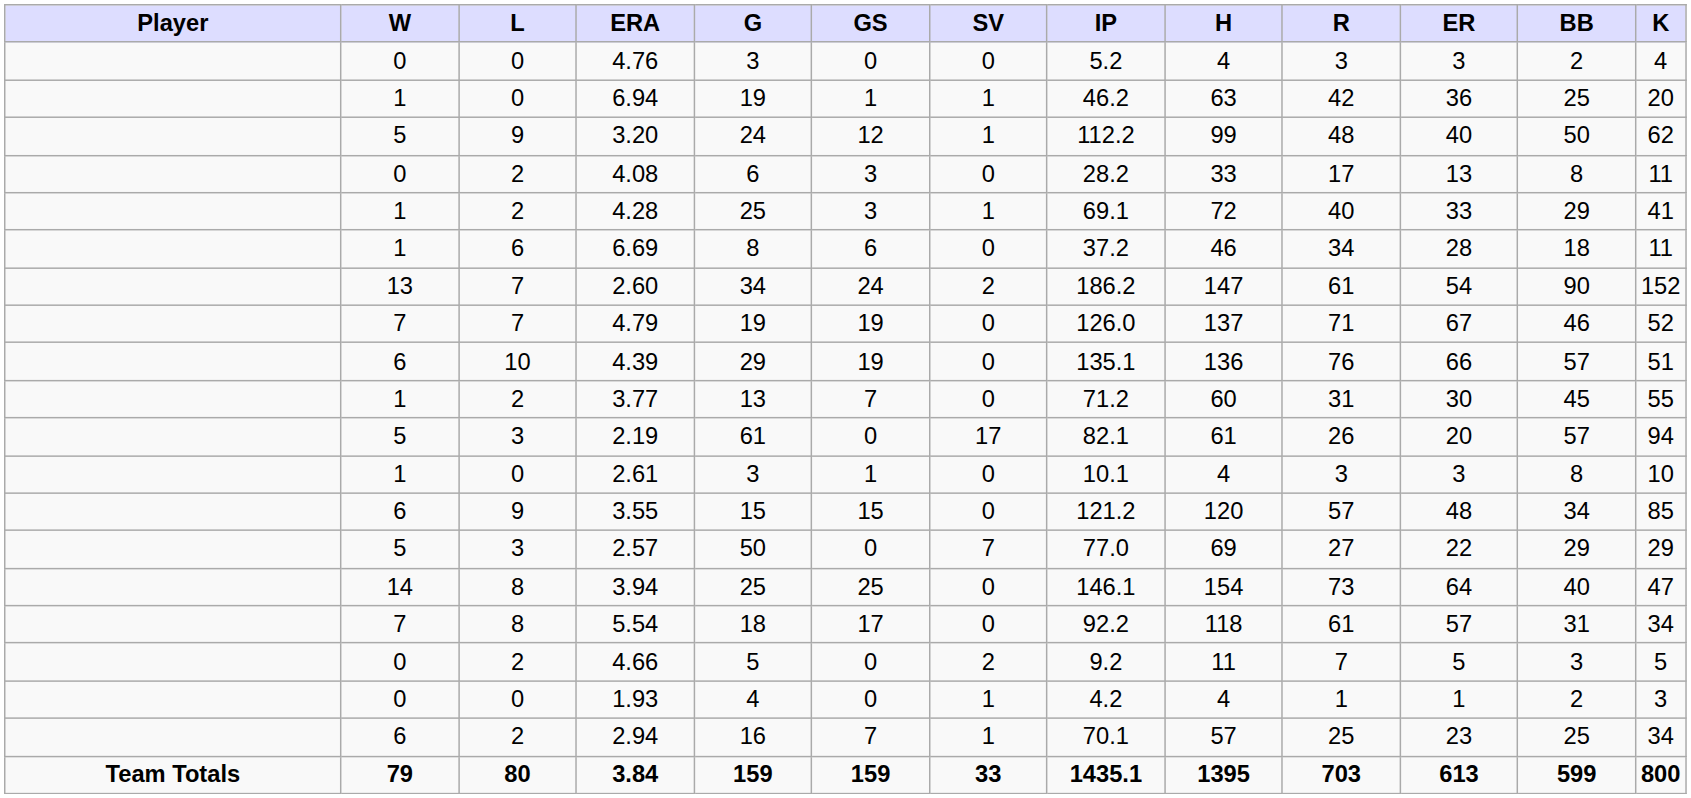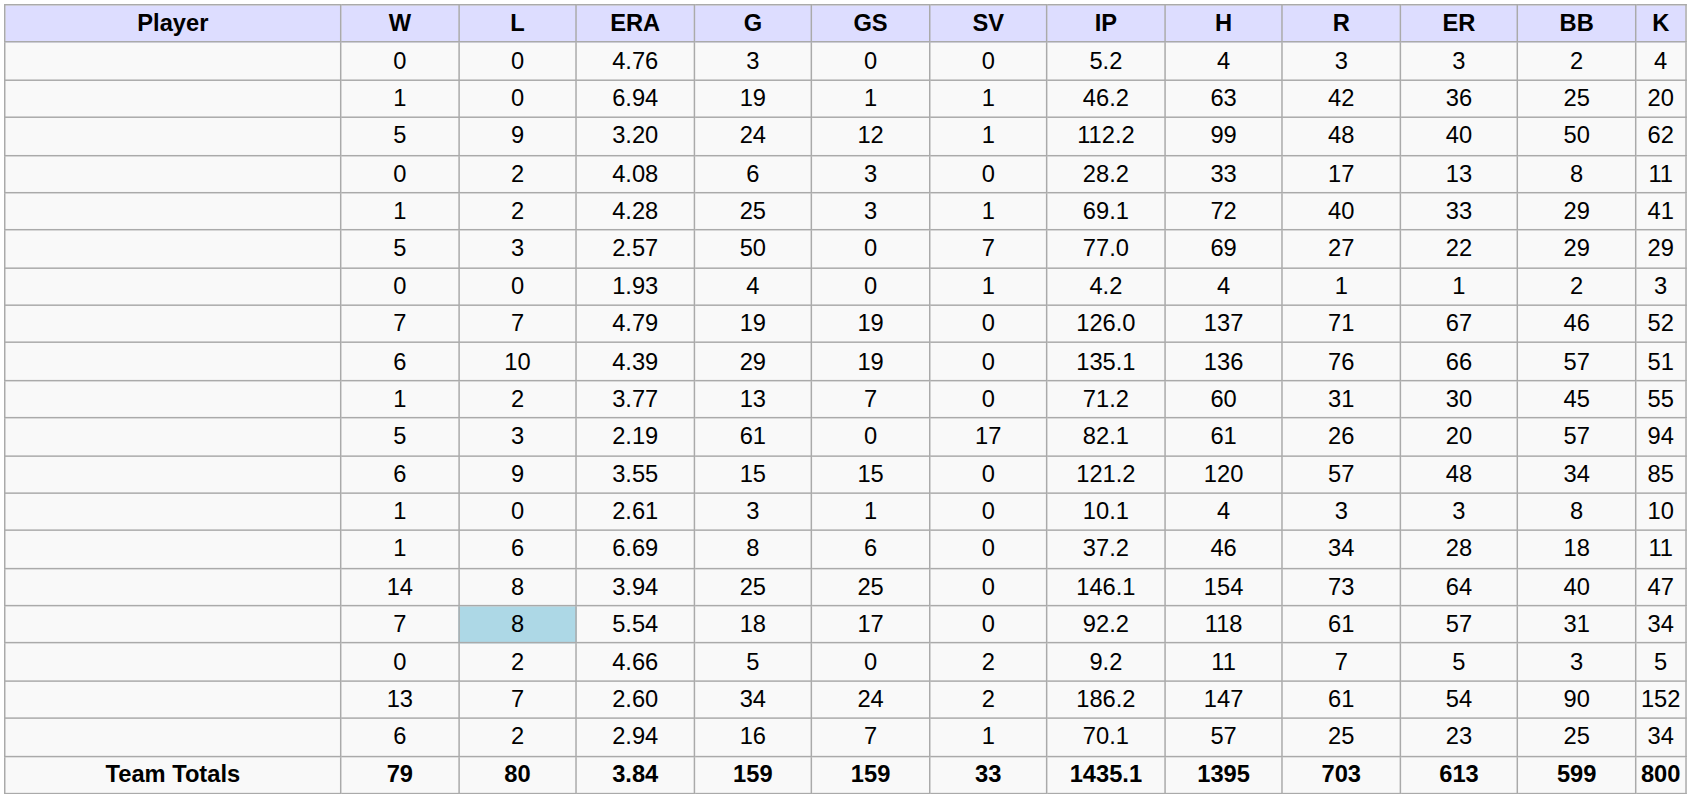rows swapped: (635, 549) <-> (635, 248)
rows swapped: (635, 286) <-> (635, 699)
rows swapped: (635, 473) <-> (635, 511)
(517, 624) no background -> (517, 624) lightblue background
